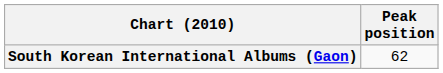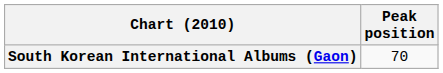(399, 57) 62 -> (399, 57) 70
